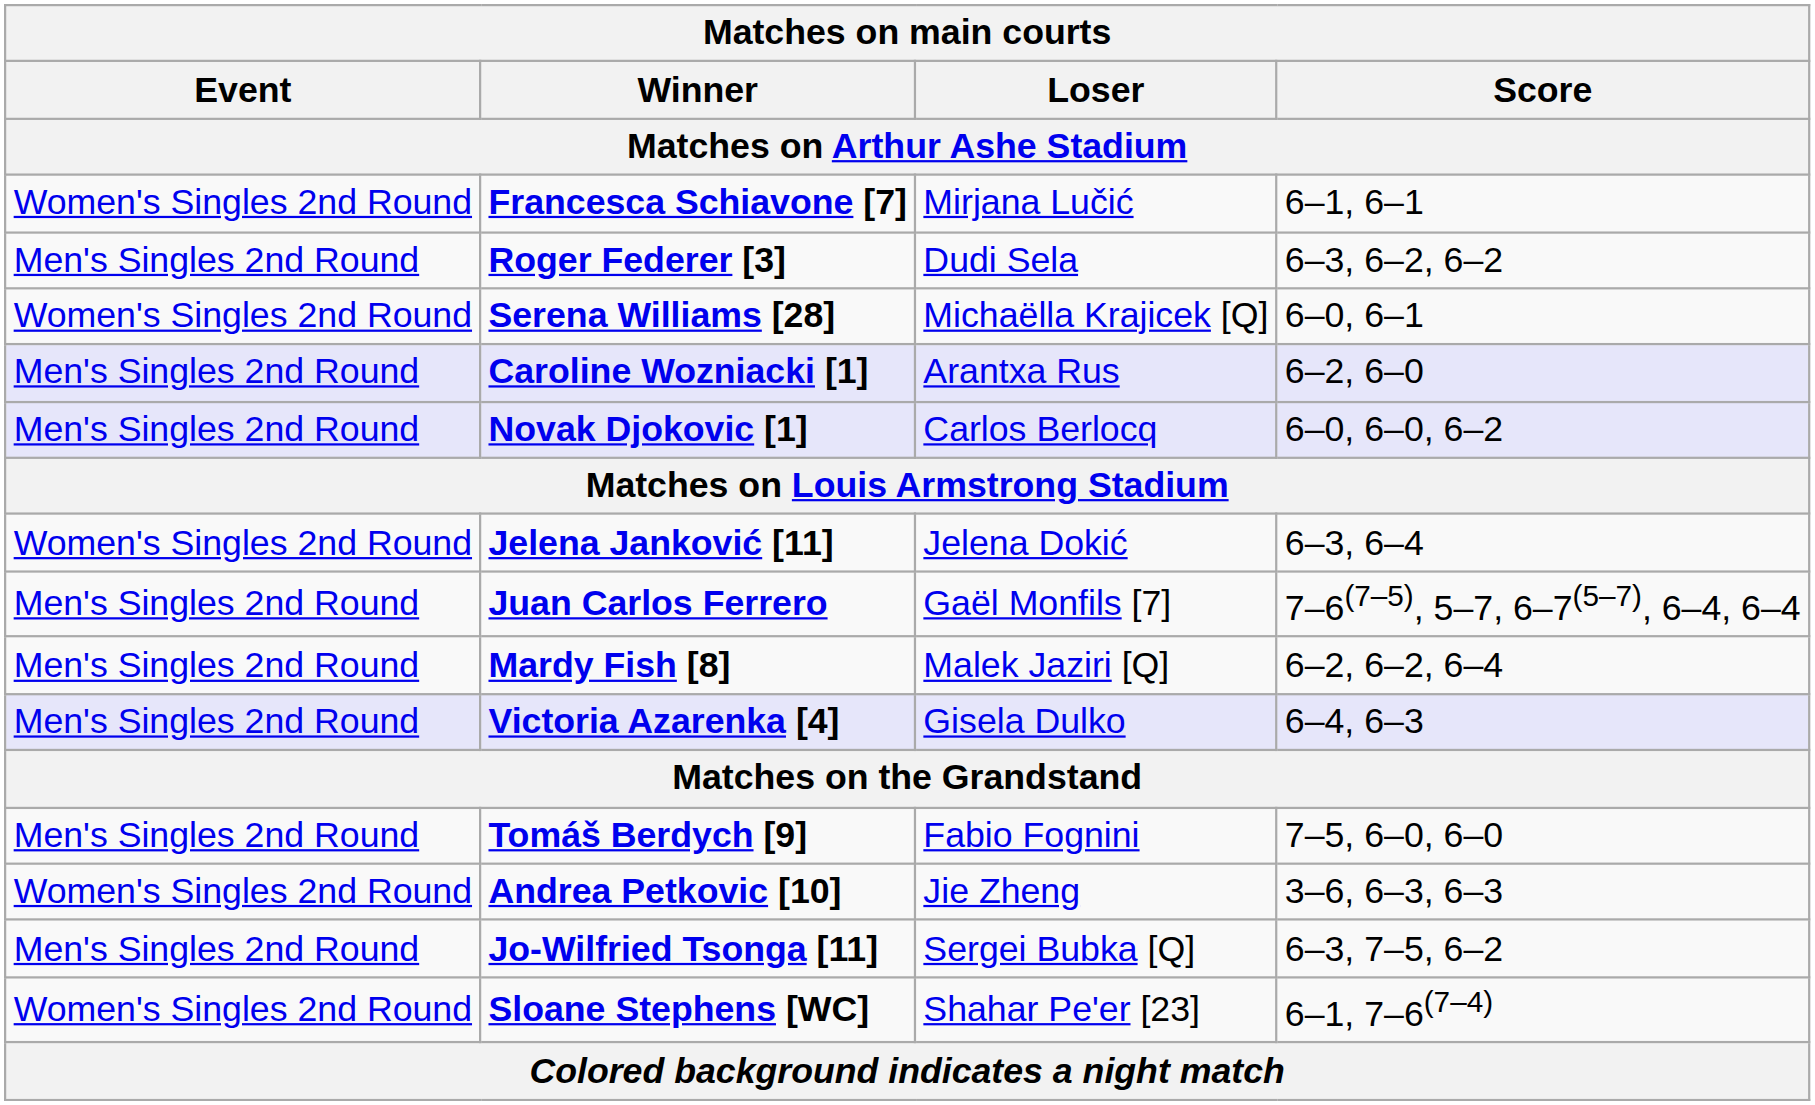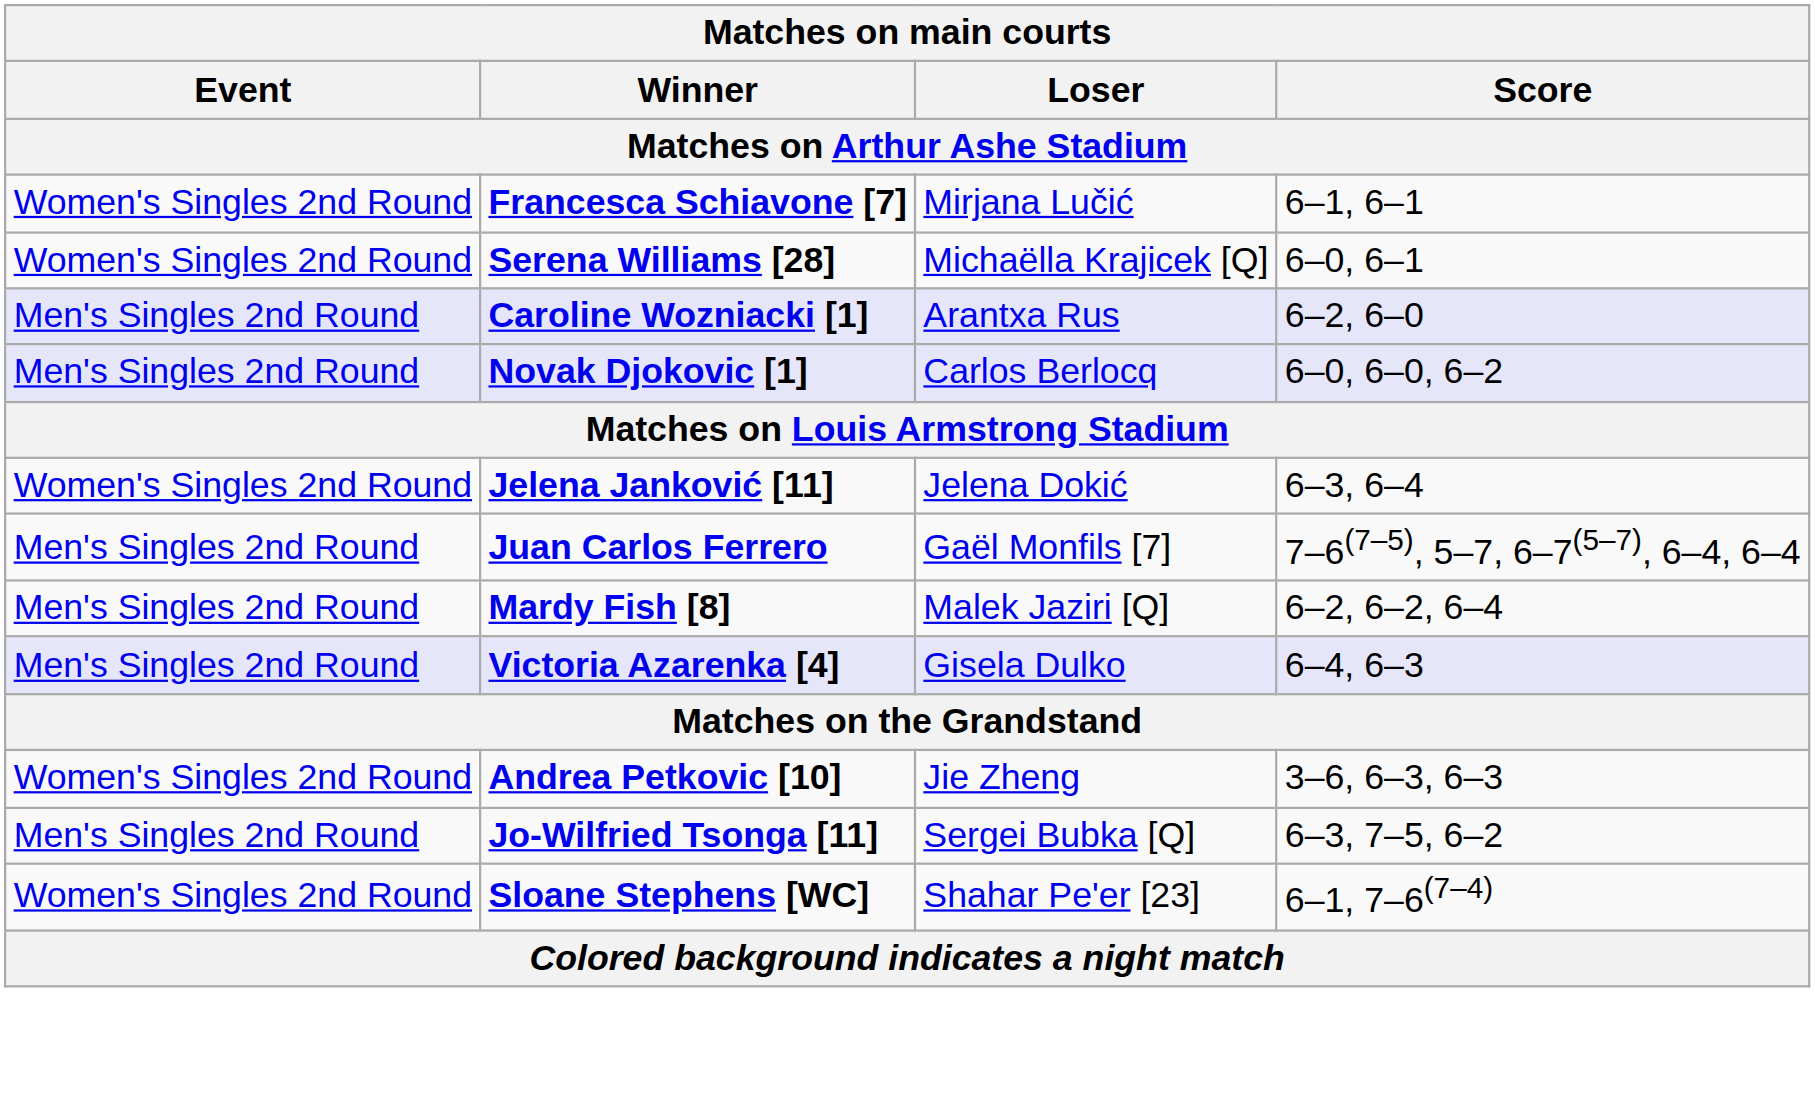- row: (637, 259)
- row: (648, 834)
